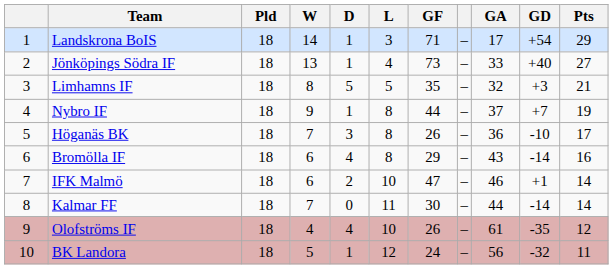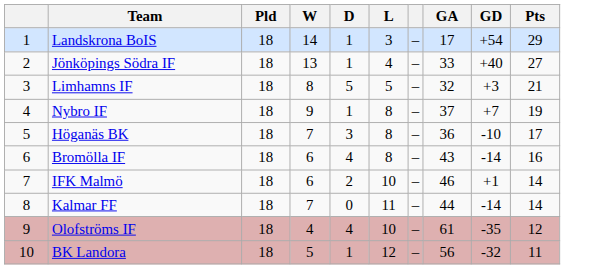- column: (433, 16)
